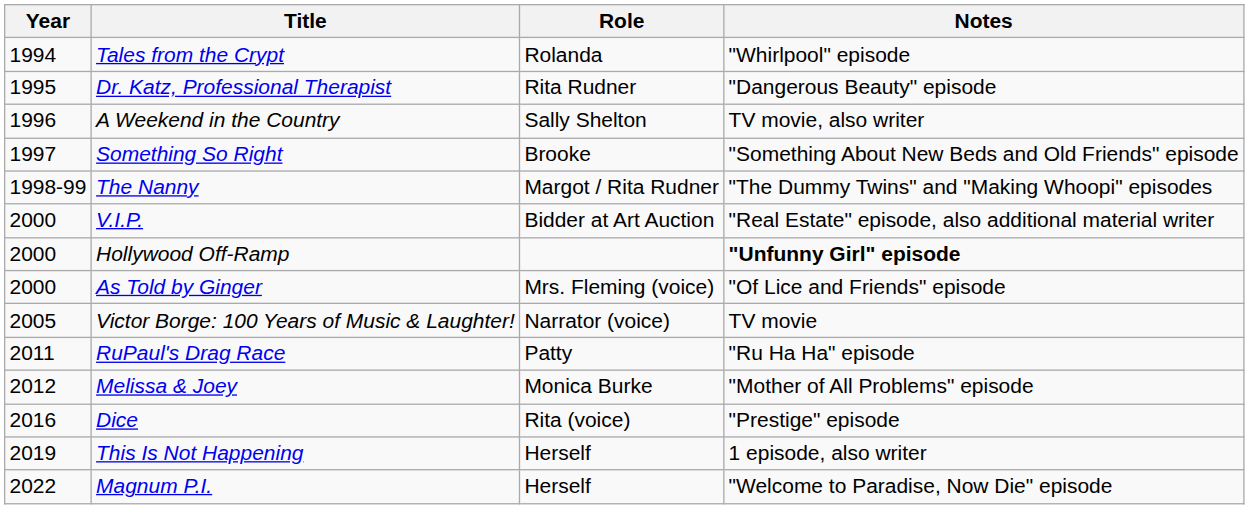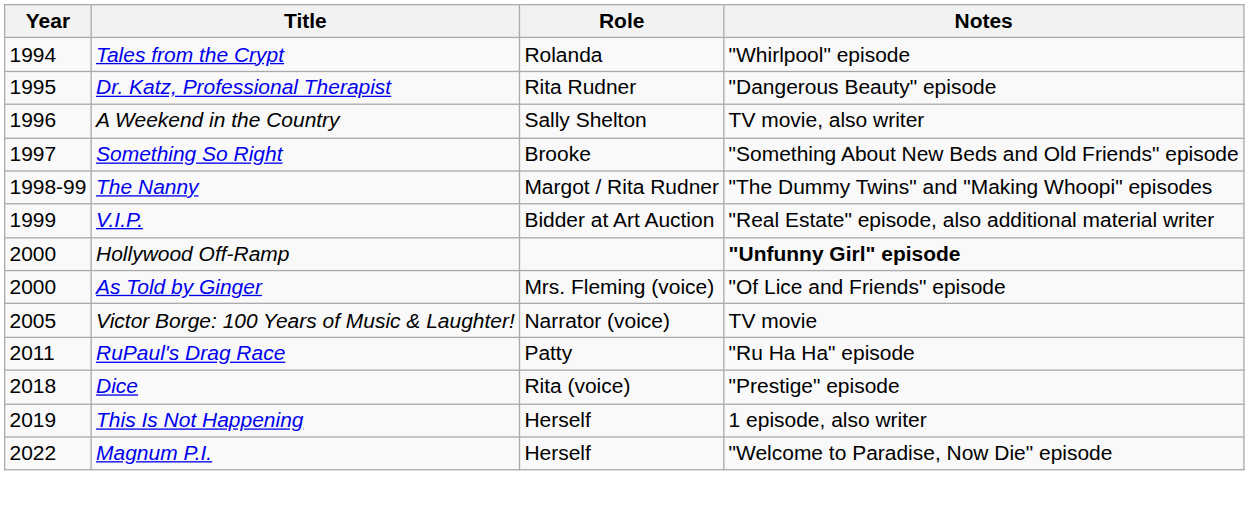(33, 220) 2000 -> (33, 220) 1999
- row: (167, 386)
(33, 420) 2016 -> (33, 386) 2018
